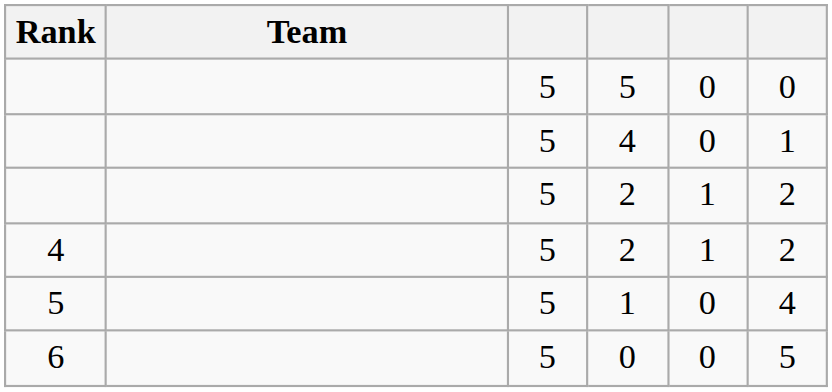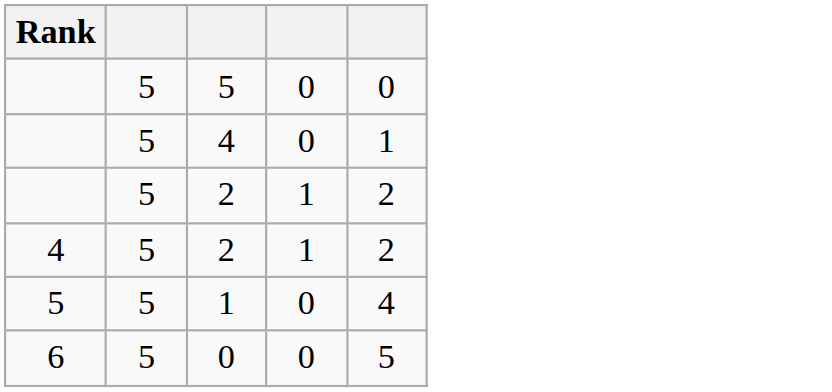- column: (307, 31)
